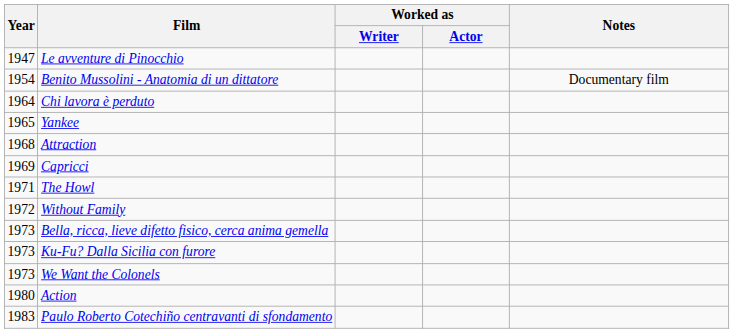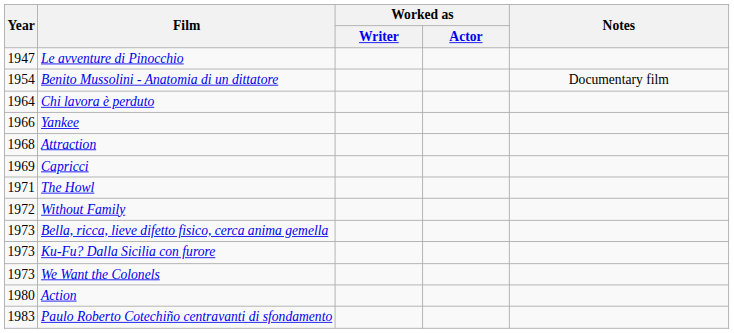(21, 123) 1965 -> (21, 123) 1966
